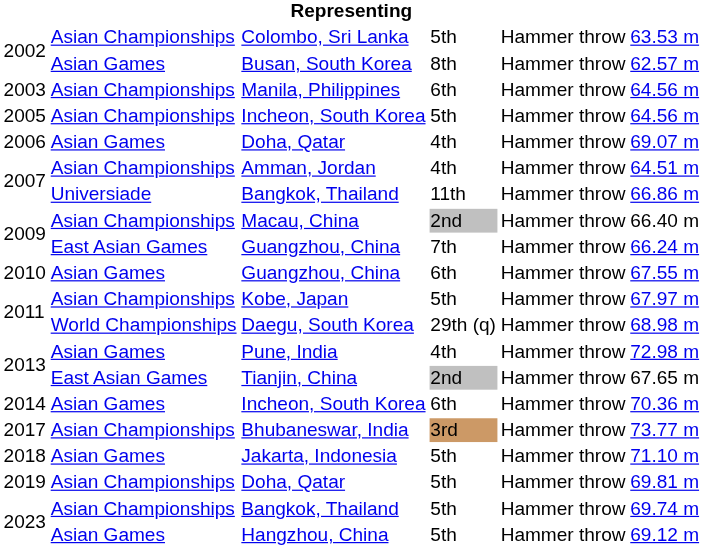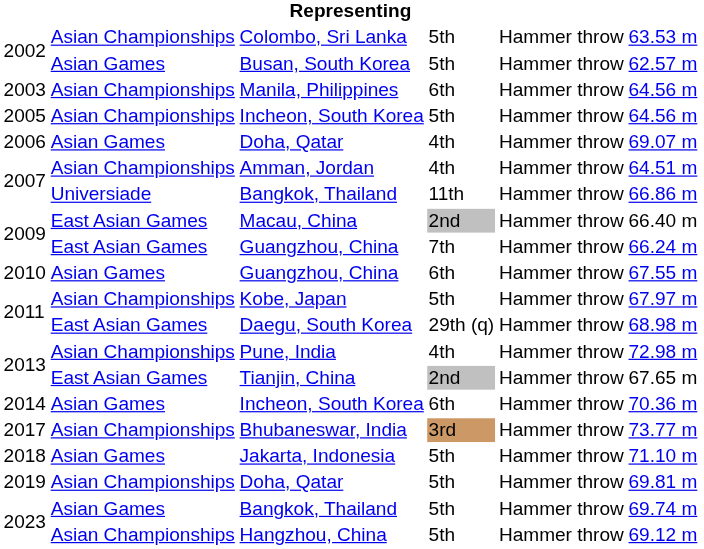(444, 63) 8th -> (442, 63) 5th
(143, 220) Asian Championships -> (129, 220) East Asian Games
(144, 325) World Championships -> (129, 325) East Asian Games
(108, 351) Asian Games -> (143, 351) Asian Championships
(143, 508) Asian Championships -> (108, 508) Asian Games
(108, 534) Asian Games -> (143, 534) Asian Championships
